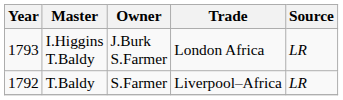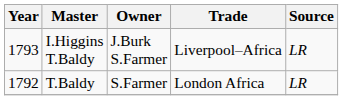(219, 49) London Africa -> (228, 49) Liverpool–Africa
(228, 82) Liverpool–Africa -> (219, 82) London Africa
